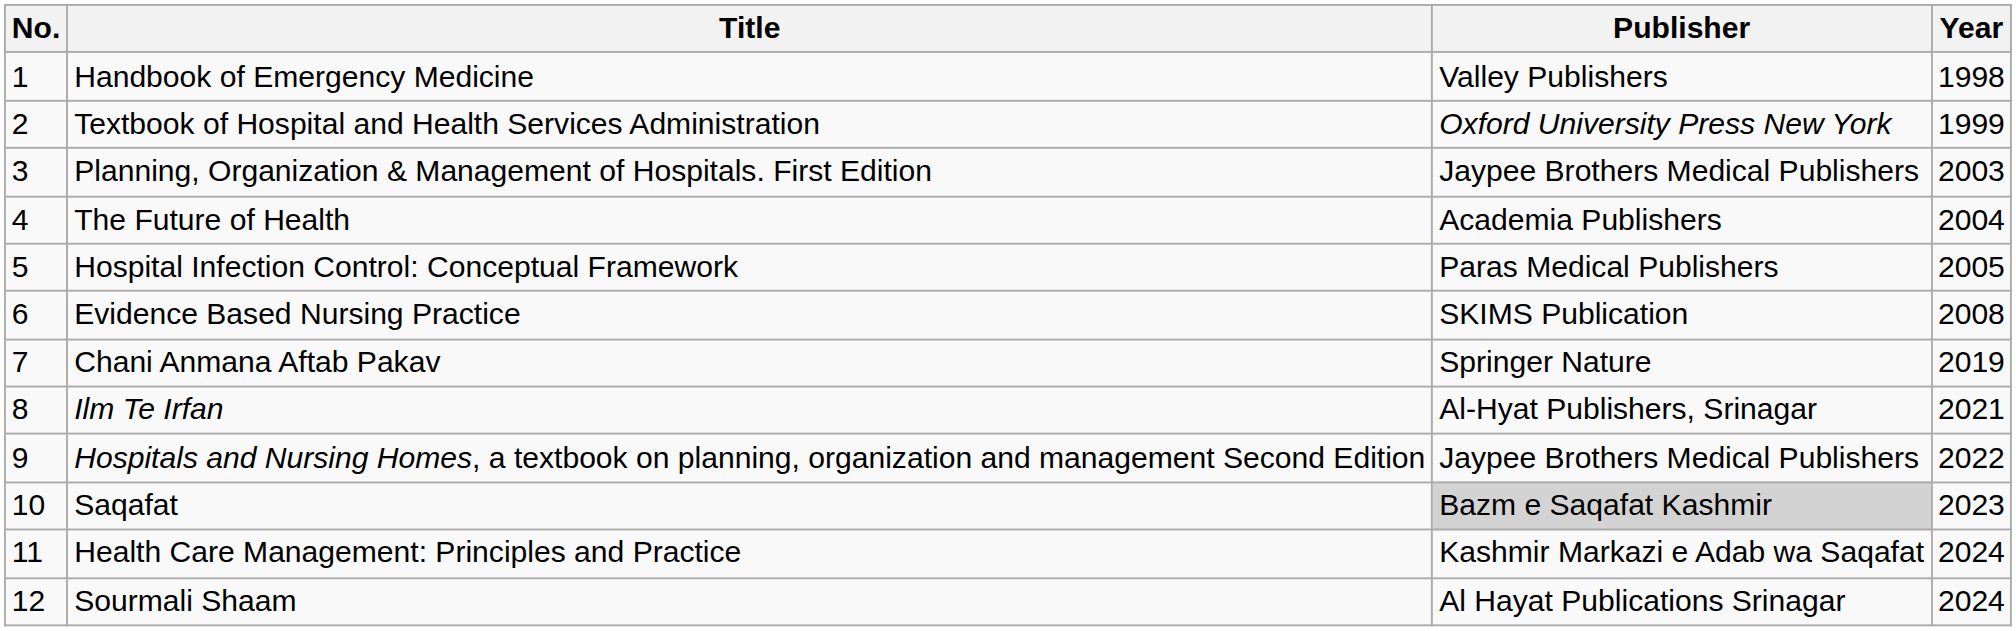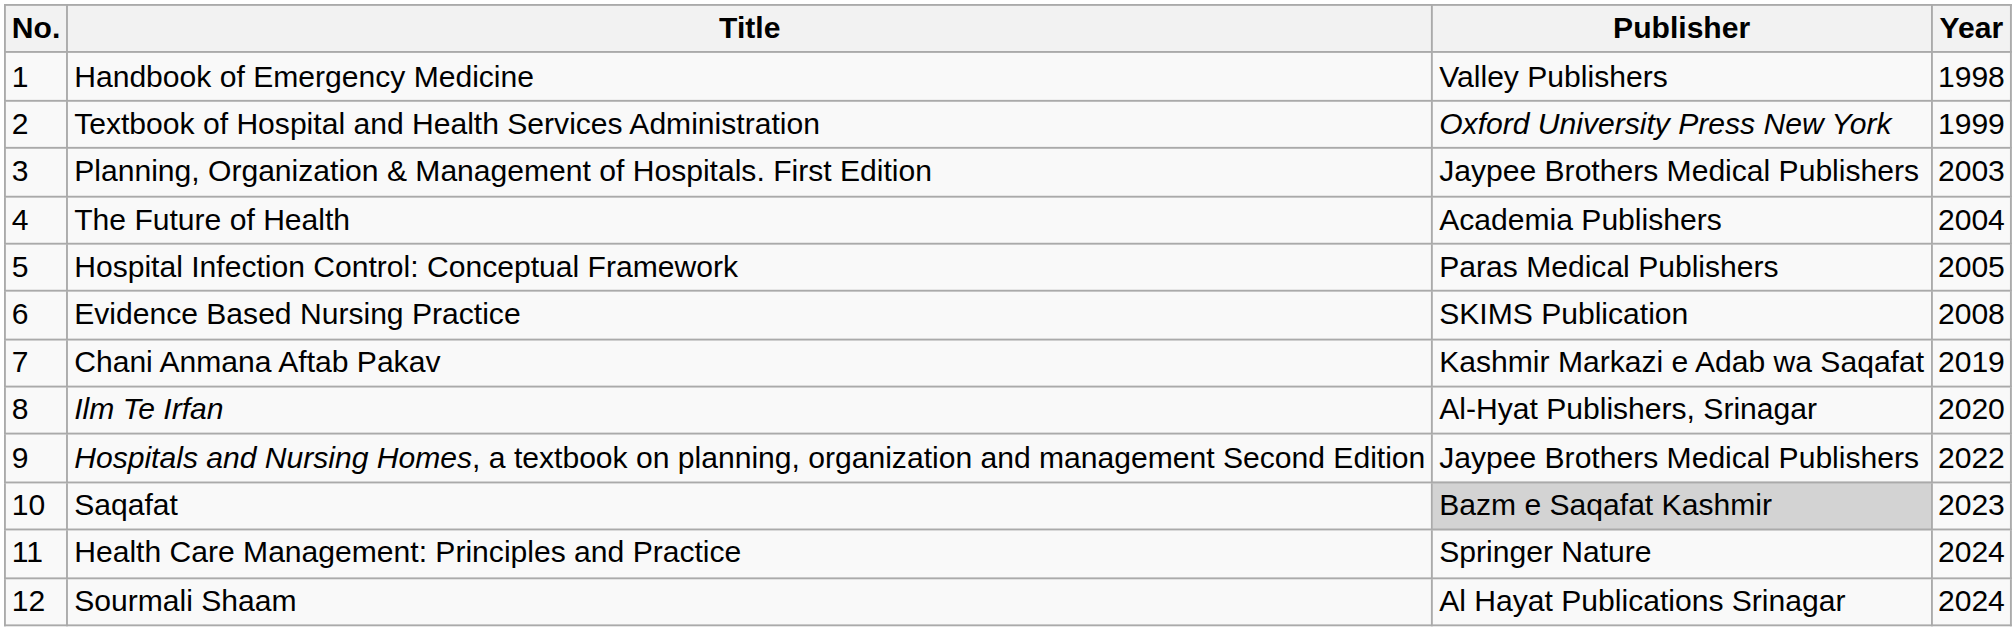(1545, 362) Springer Nature -> (1682, 362) Kashmir Markazi e Adab wa Saqafat
(1971, 409) 2021 -> (1971, 409) 2020
(1682, 553) Kashmir Markazi e Adab wa Saqafat -> (1545, 553) Springer Nature
